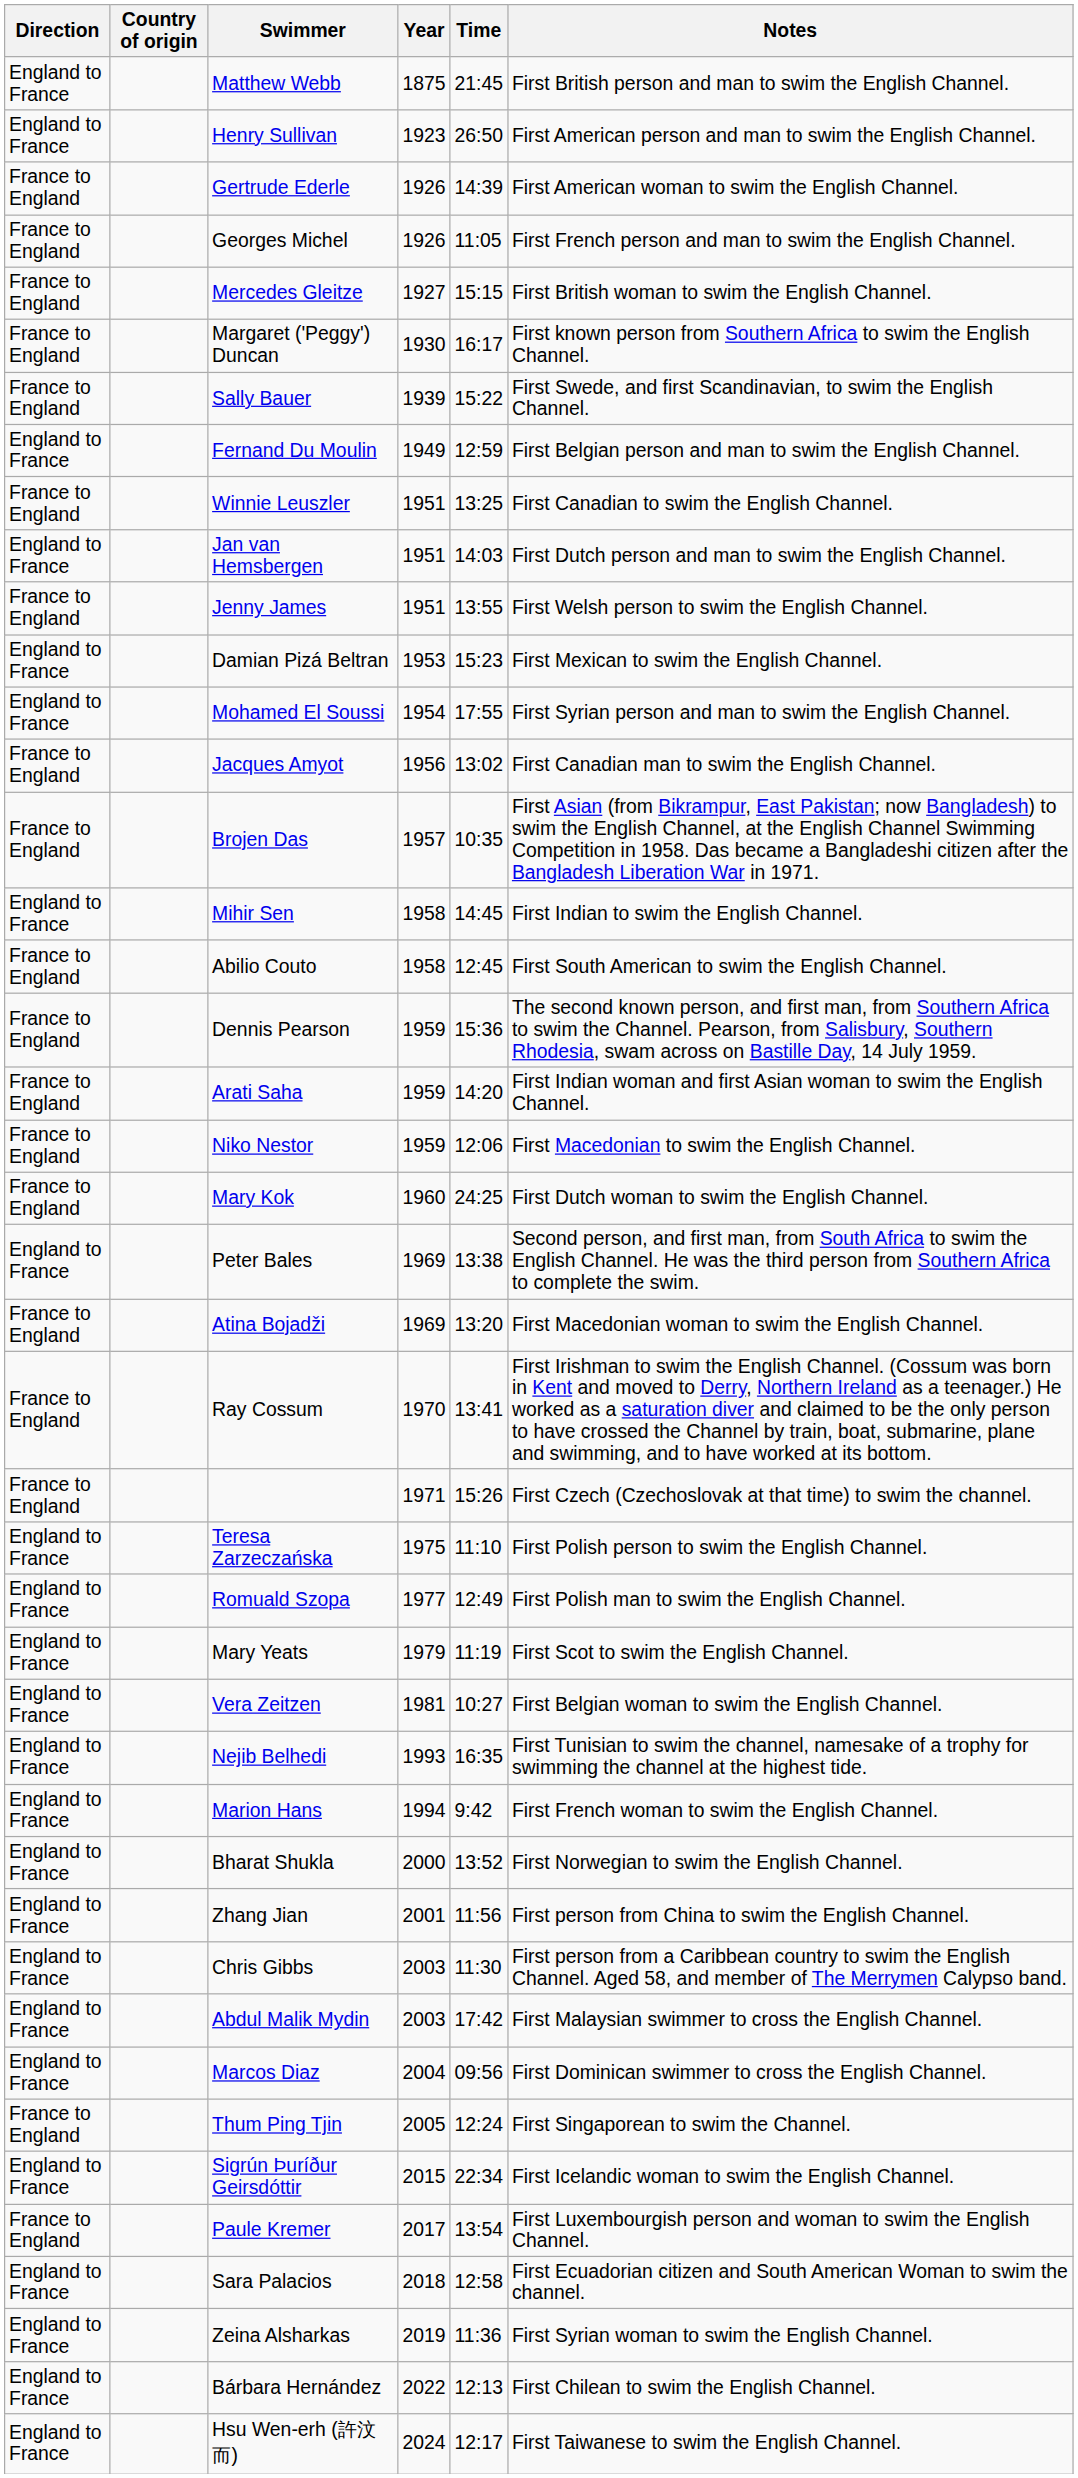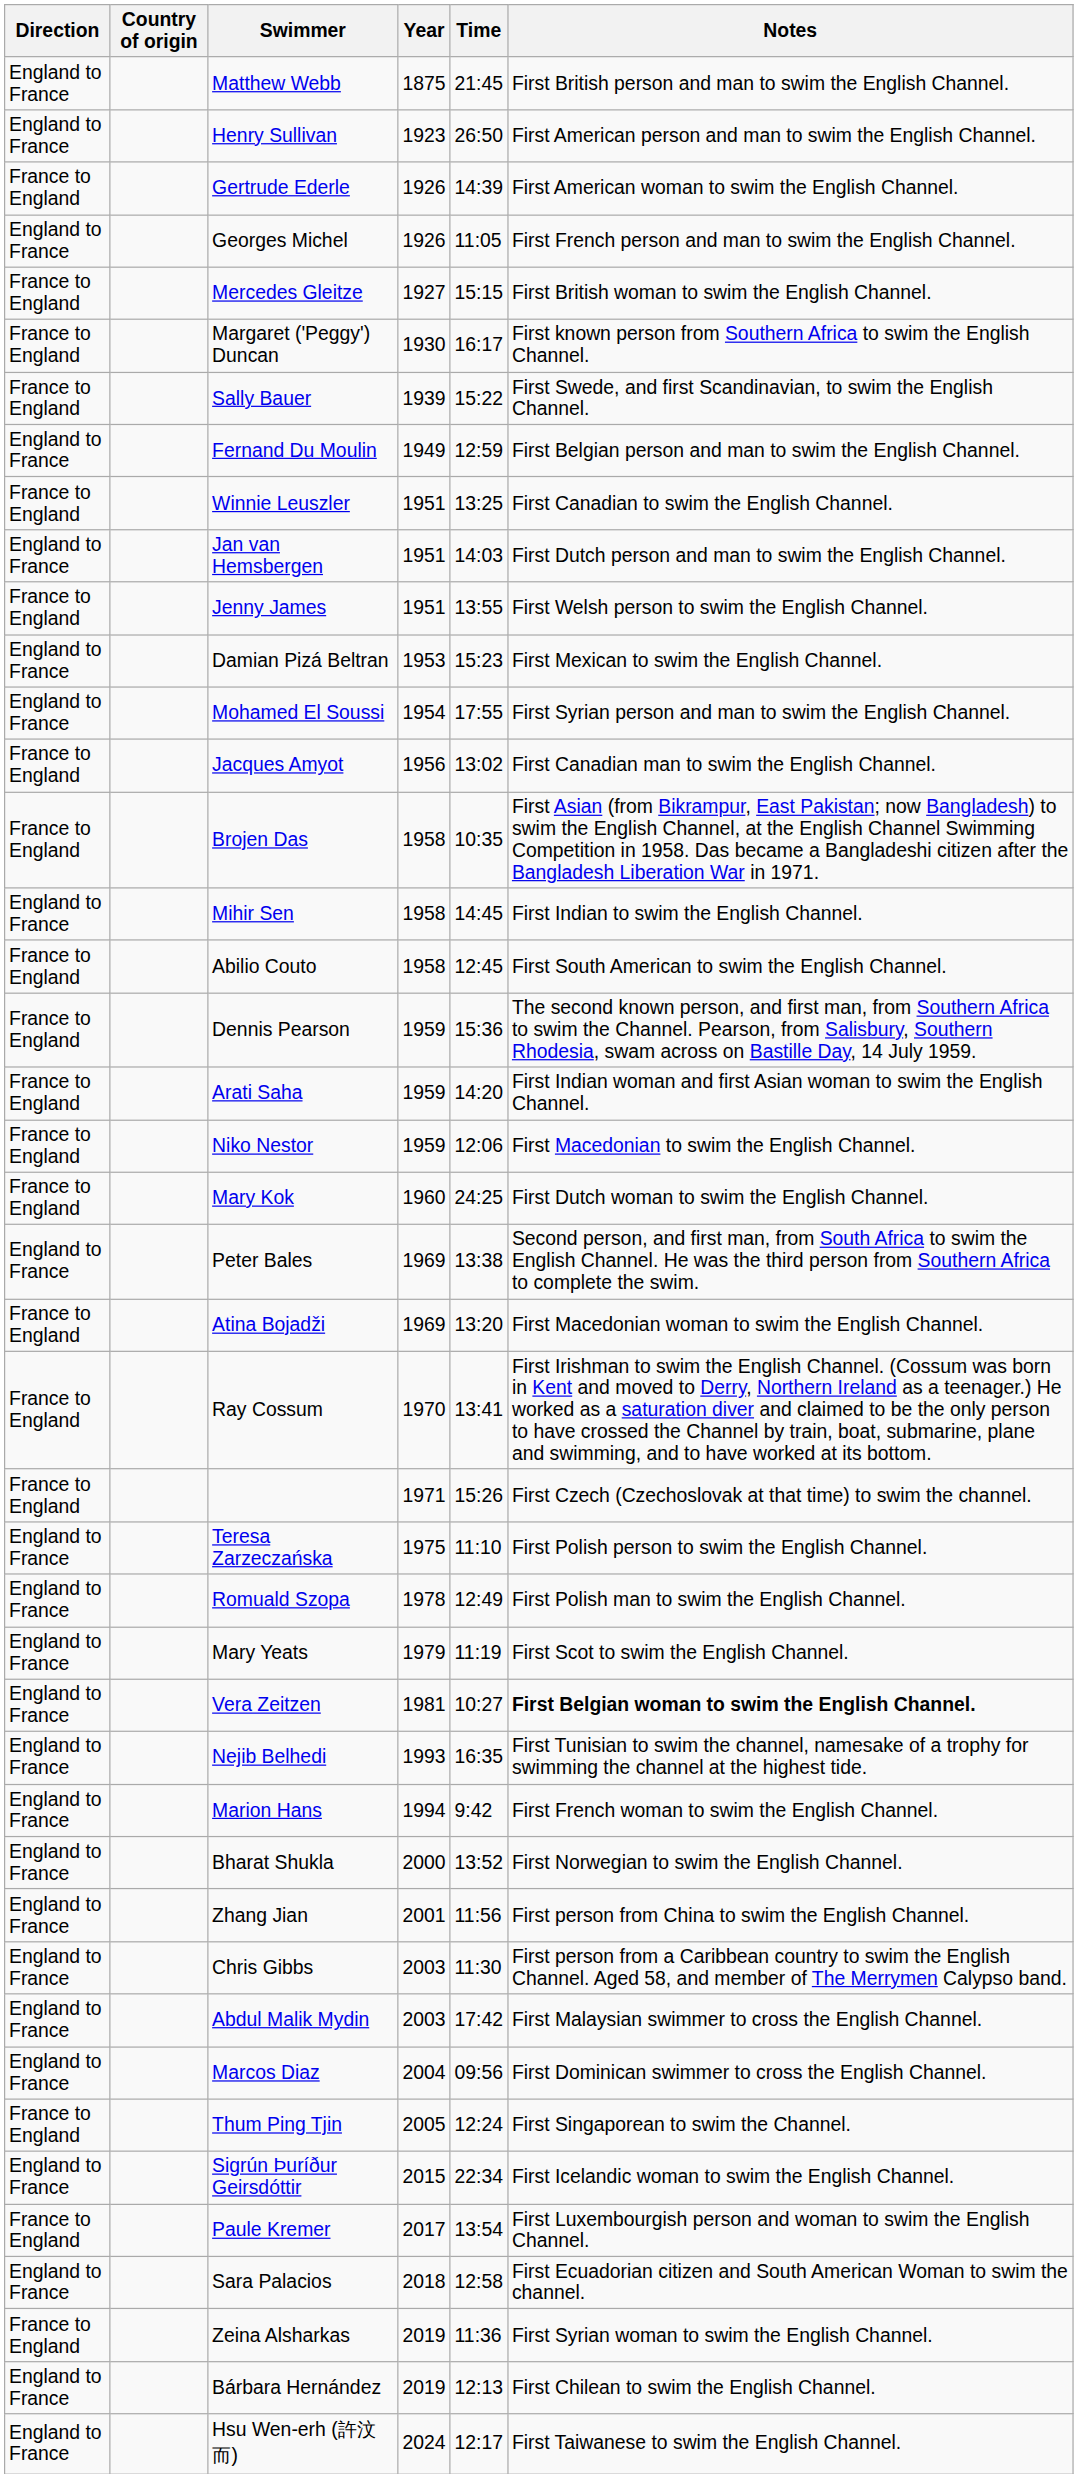(50, 240) France to England -> (55, 240) England to France
(424, 839) 1957 -> (424, 839) 1958
(424, 1600) 1977 -> (424, 1600) 1978
(727, 1705) normal -> (744, 1705) bold
(55, 2335) England to France -> (50, 2335) France to England
(424, 2387) 2022 -> (424, 2387) 2019
